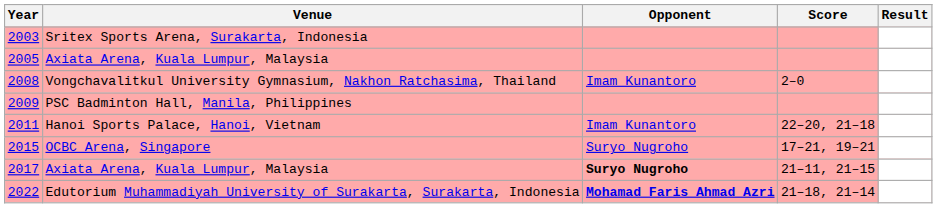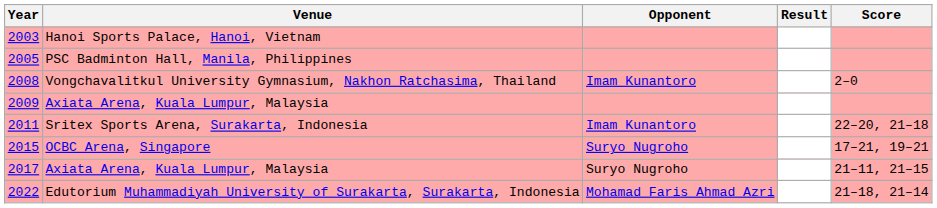columns swapped: (828, 15) <-> (905, 15)
(207, 37) Sritex Sports Arena, Surakarta, Indonesia -> (183, 37) Hanoi Sports Palace, Hanoi, Vietnam
(187, 59) Axiata Arena, Kuala Lumpur, Malaysia -> (199, 59) PSC Badminton Hall, Manila, Philippines
(199, 103) PSC Badminton Hall, Manila, Philippines -> (187, 103) Axiata Arena, Kuala Lumpur, Malaysia
(183, 125) Hanoi Sports Palace, Hanoi, Vietnam -> (207, 125) Sritex Sports Arena, Surakarta, Indonesia
(637, 169) bold -> (637, 169) normal
(680, 191) bold -> (680, 191) normal
